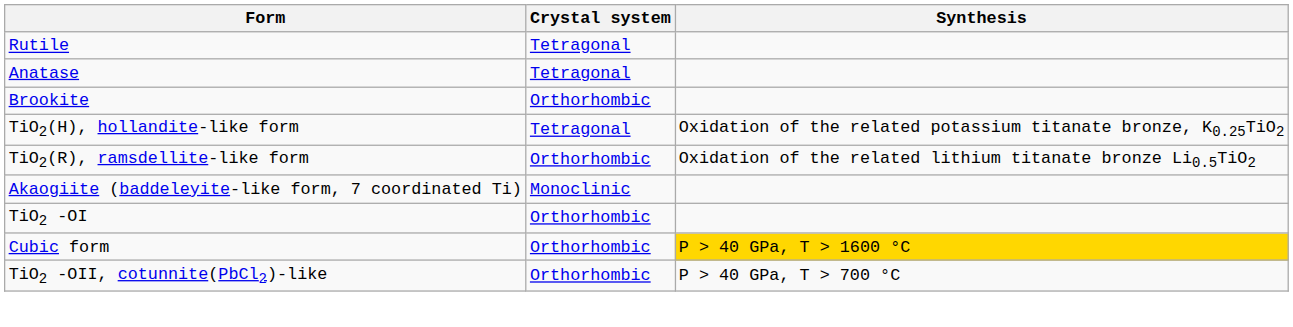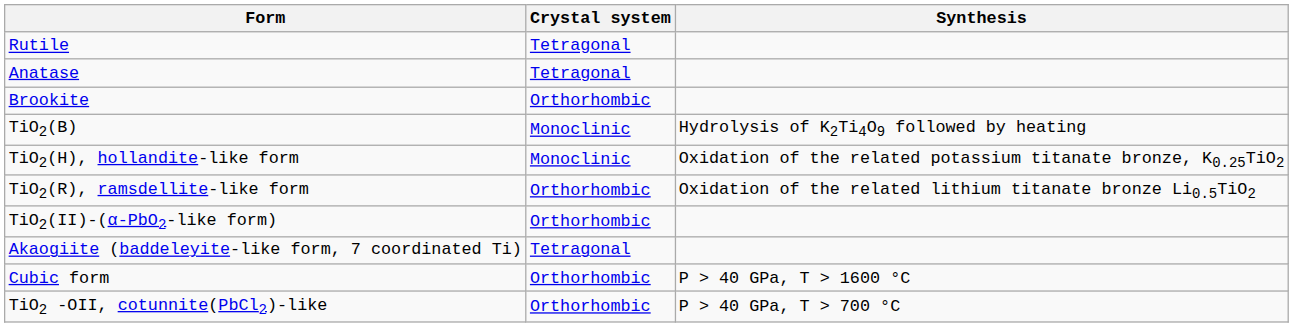+ row: (43, 129)
(580, 129) Tetragonal -> (580, 160) Monoclinic
+ row: (143, 221)
(580, 189) Monoclinic -> (580, 250) Tetragonal
- row: (48, 218)
(795, 247) gold background -> (795, 278) no background
